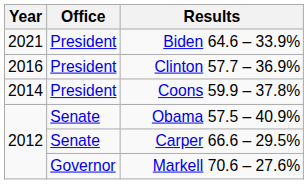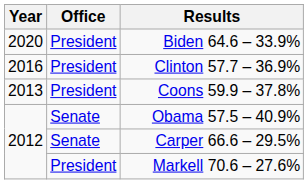(26, 41) 2021 -> (26, 41) 2020
(26, 91) 2014 -> (26, 91) 2013
(83, 166) Governor -> (83, 166) President
